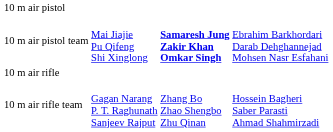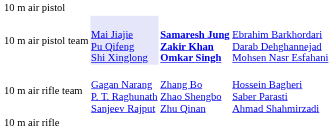(119, 46) no background -> (119, 46) lavender background
rows swapped: (32, 72) <-> (43, 105)
